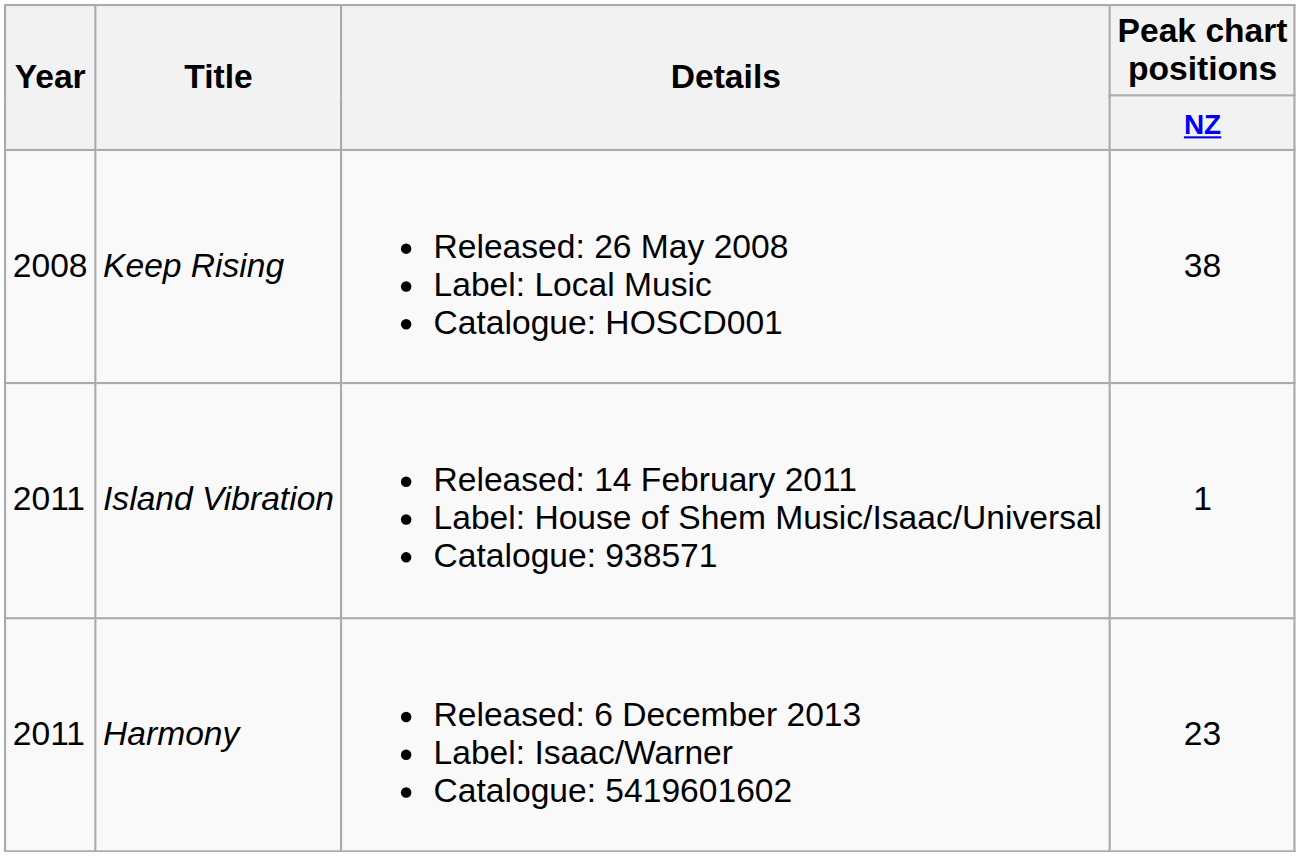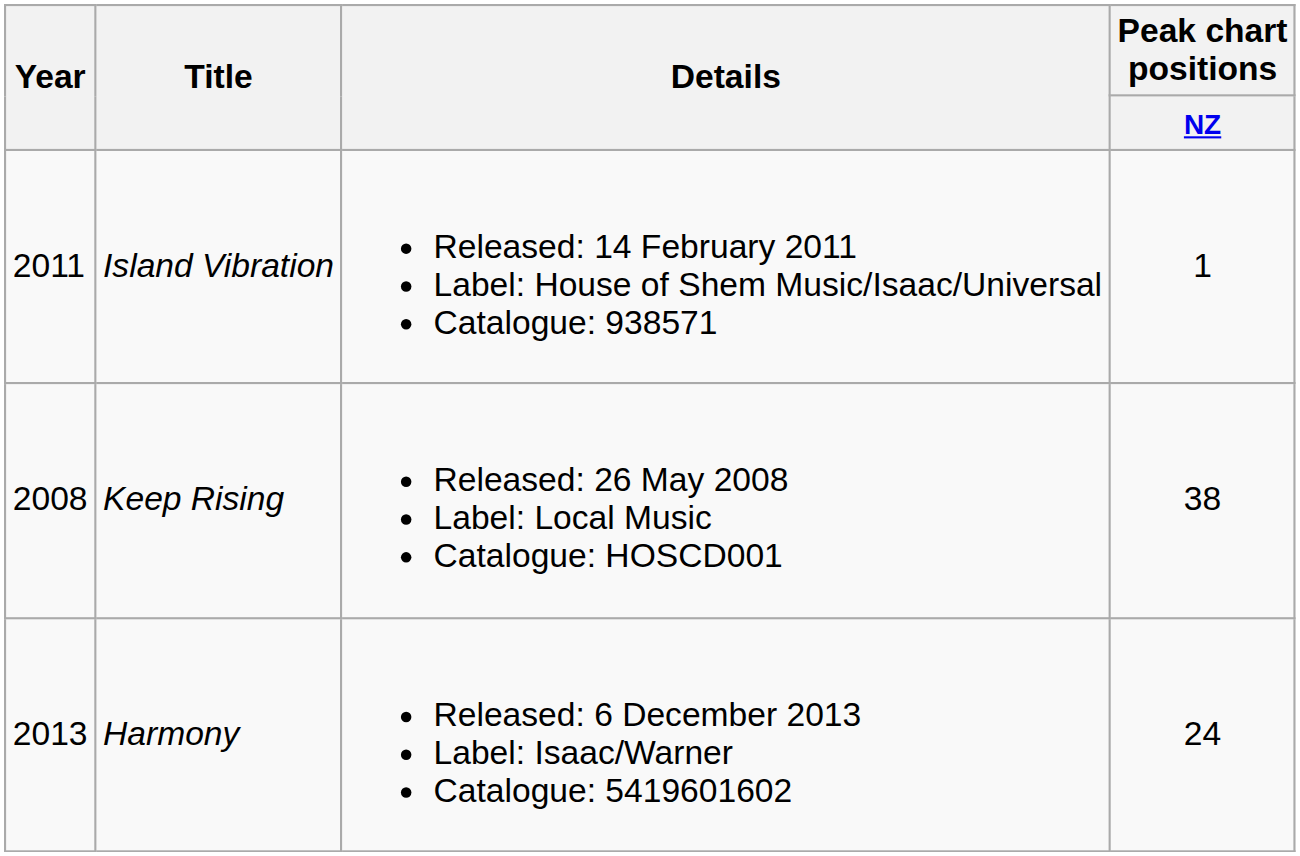rows swapped: (194, 265) <-> (219, 499)
(49, 733) 2011 -> (50, 733) 2013
(1203, 733) 23 -> (1203, 733) 24
